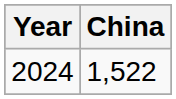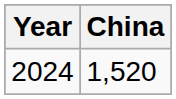(122, 71) 1,522 -> (122, 71) 1,520
